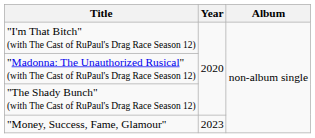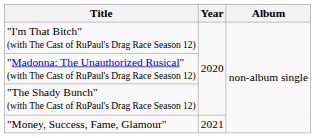(212, 123) 2023 -> (212, 123) 2021
